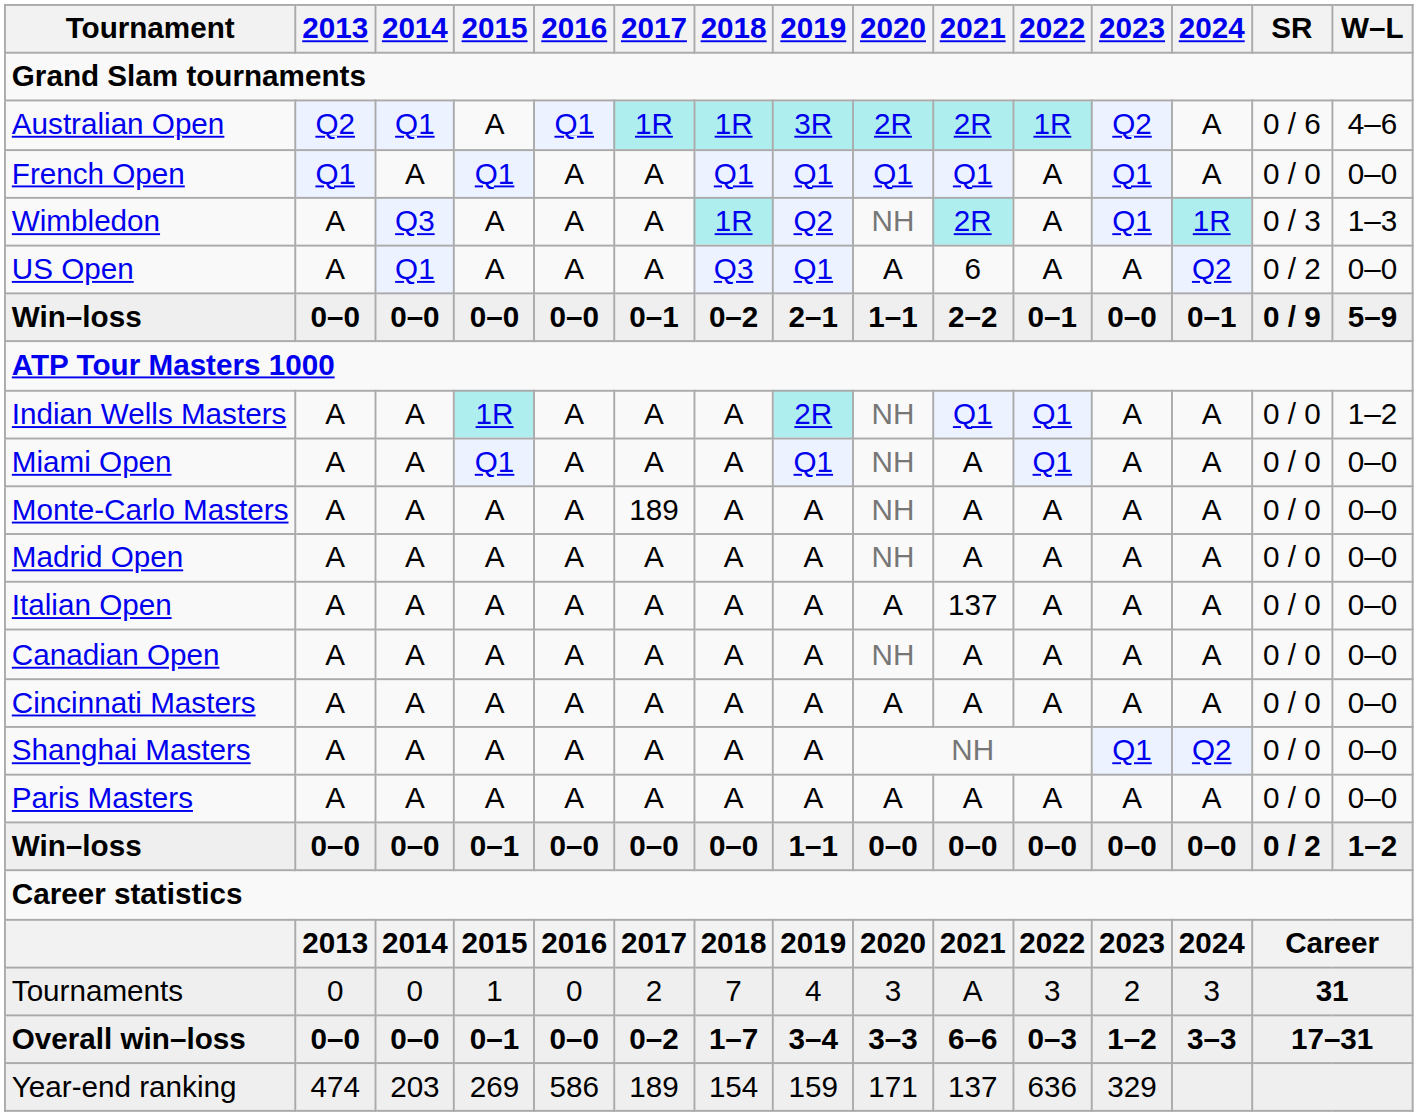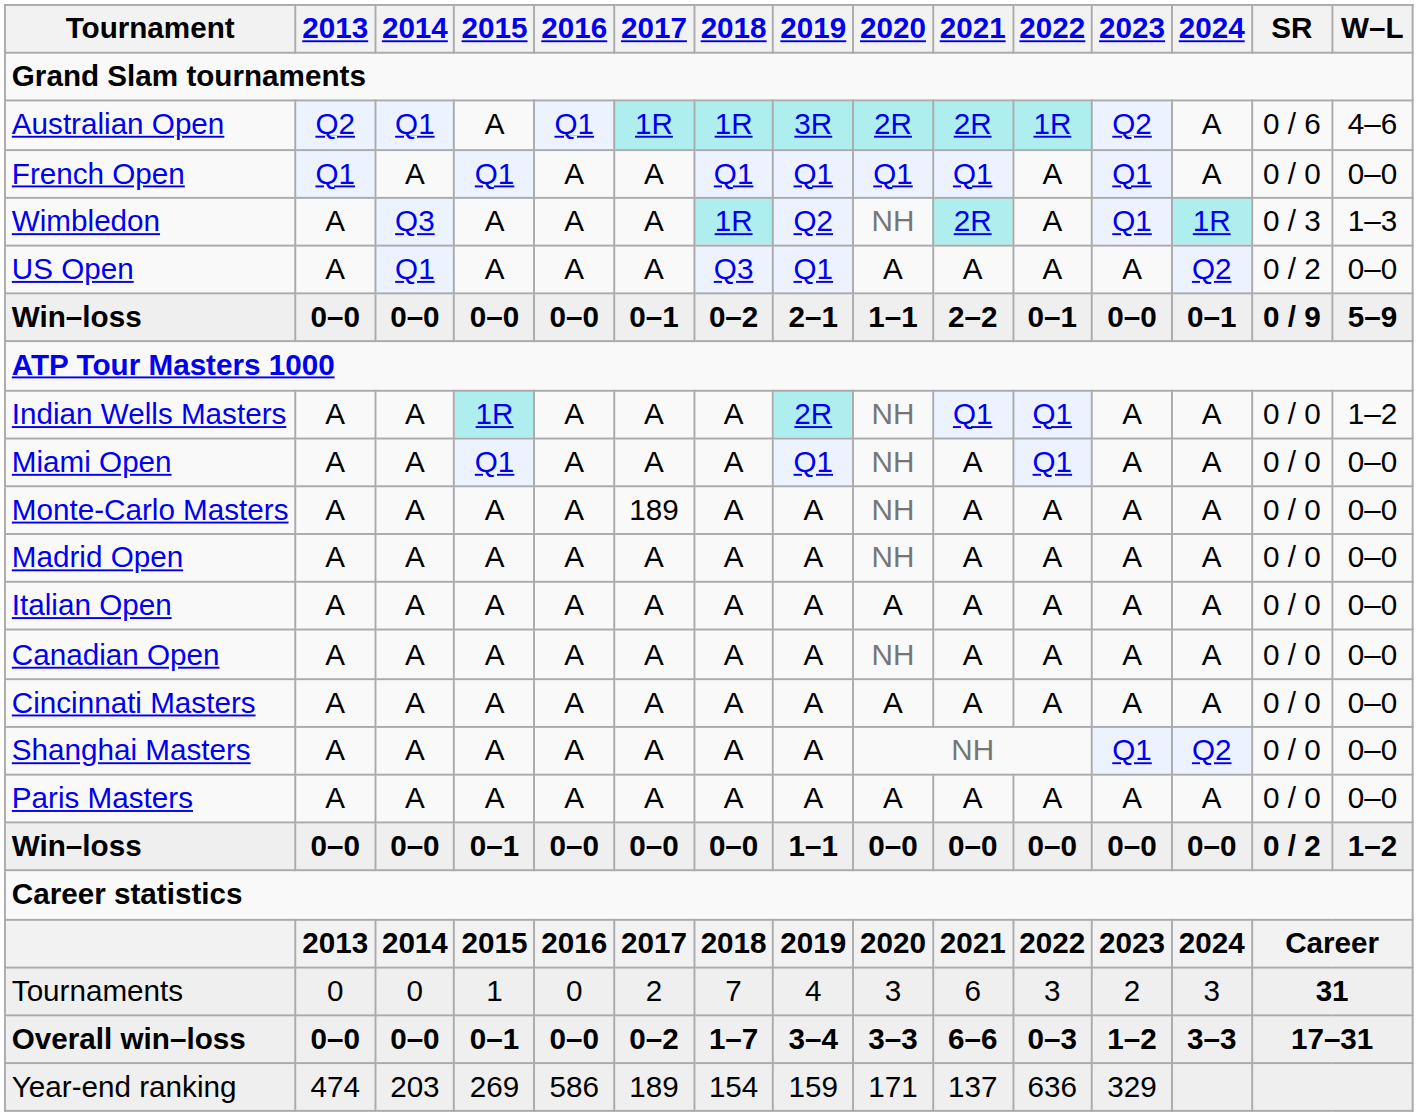(973, 268) 6 -> (973, 268) A
(973, 605) 137 -> (973, 605) A
(973, 990) A -> (973, 990) 6
